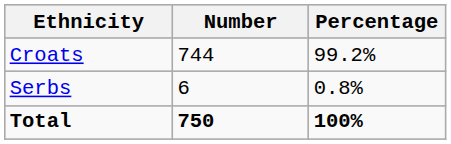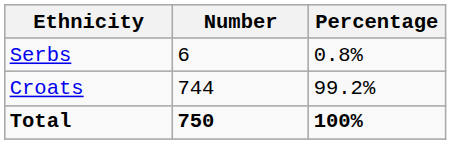rows swapped: (47, 55) <-> (41, 88)
